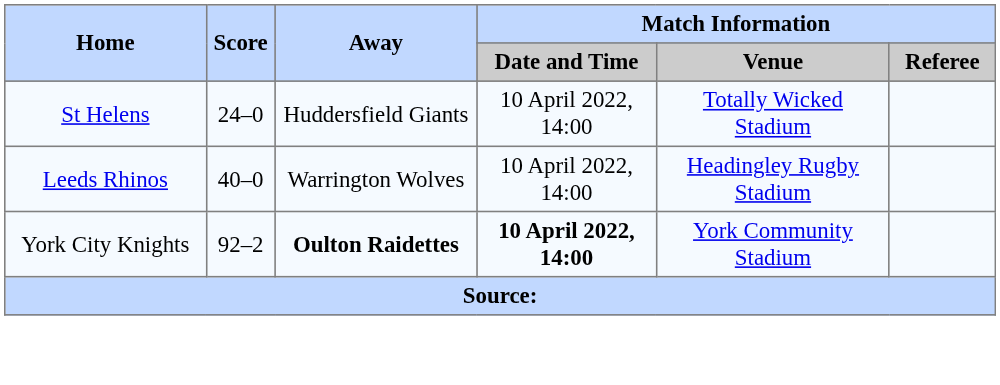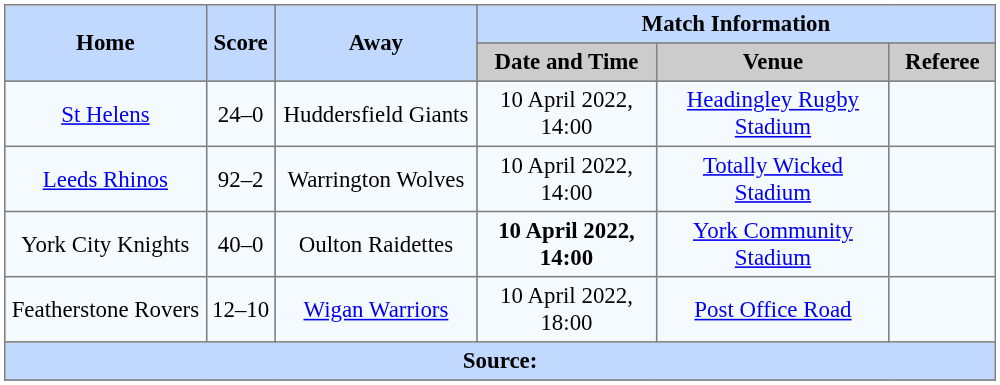(773, 113) Totally Wicked Stadium -> (773, 113) Headingley Rugby Stadium
(241, 178) 40–0 -> (241, 178) 92–2
(773, 178) Headingley Rugby Stadium -> (773, 178) Totally Wicked Stadium
(241, 243) 92–2 -> (241, 243) 40–0
(376, 243) bold -> (376, 243) normal
+ row: (105, 308)
